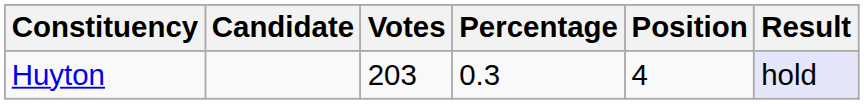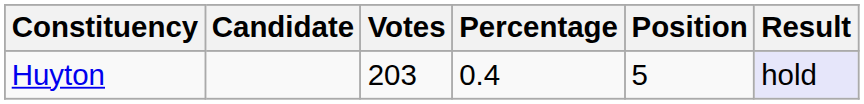(480, 74) 0.3 -> (480, 74) 0.4
(640, 74) 4 -> (640, 74) 5
